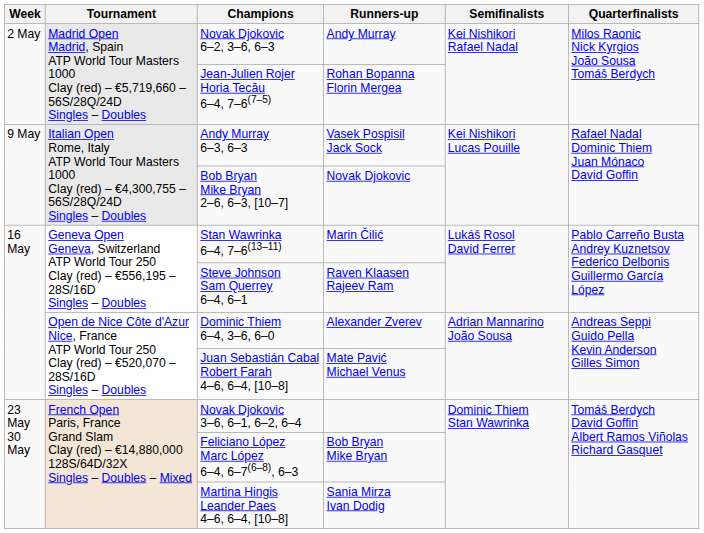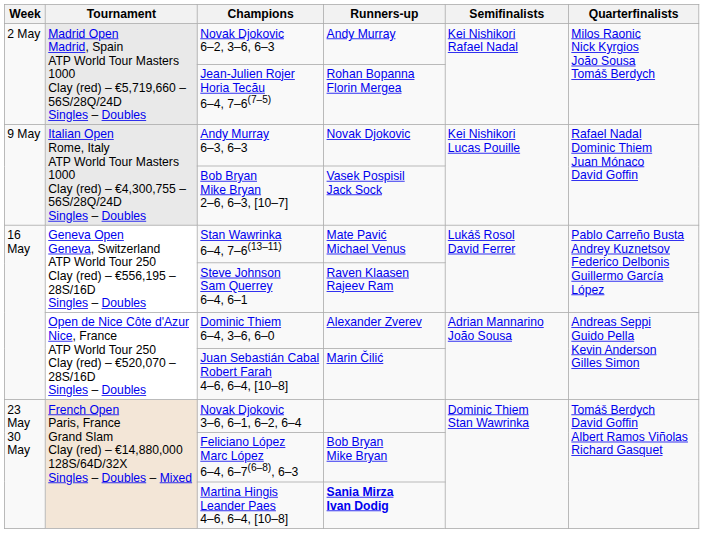(366, 141) Vasek Pospisil Jack Sock -> (368, 134) Novak Djokovic
(368, 176) Novak Djokovic -> (366, 183) Vasek Pospisil Jack Sock
(355, 235) Marin Čilić -> (366, 242) Mate Pavić Michael Venus
(366, 365) Mate Pavić Michael Venus -> (355, 359) Marin Čilić
(359, 498) normal -> (360, 498) bold
